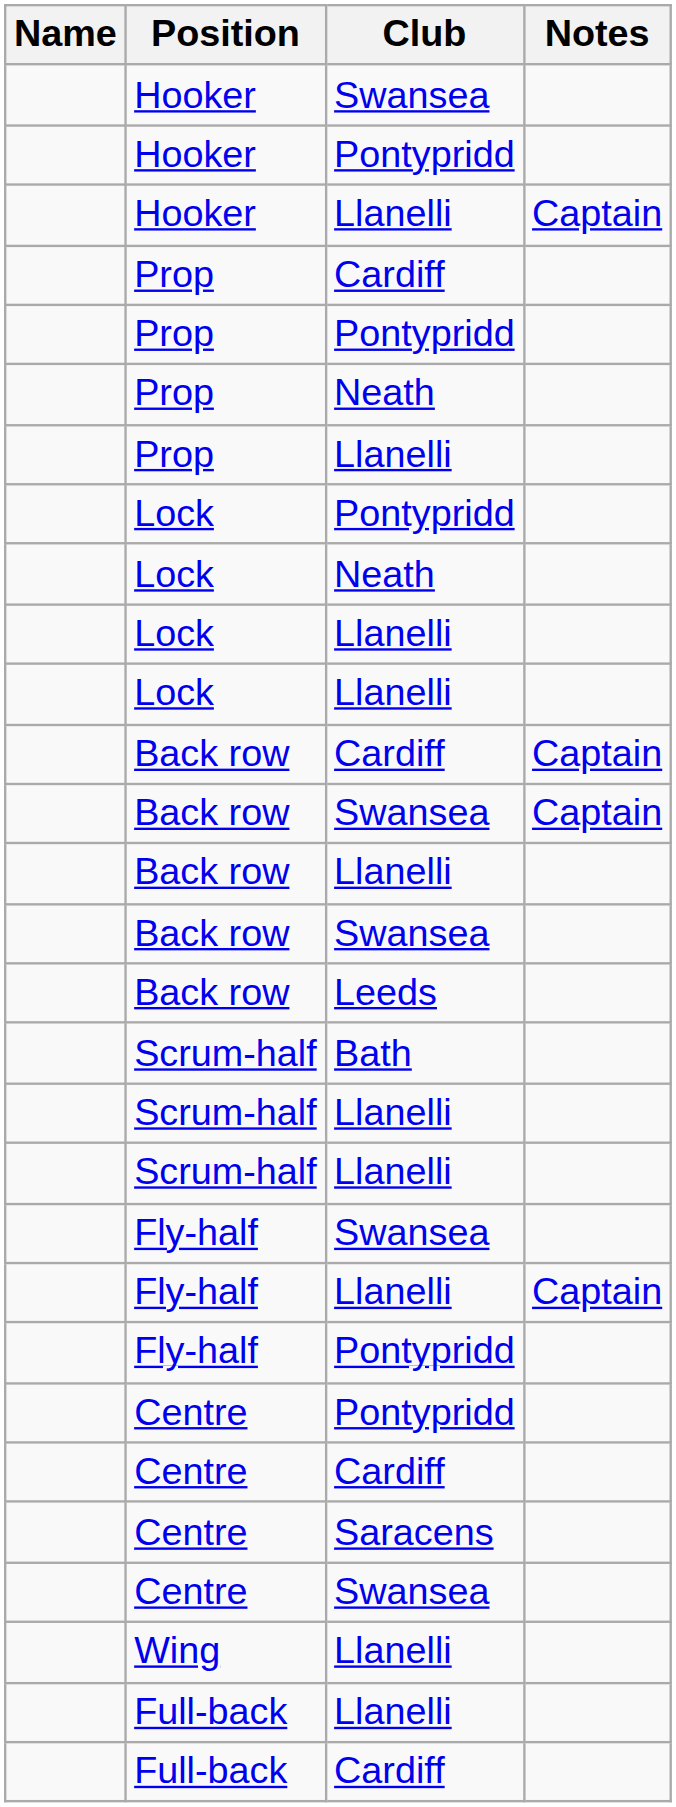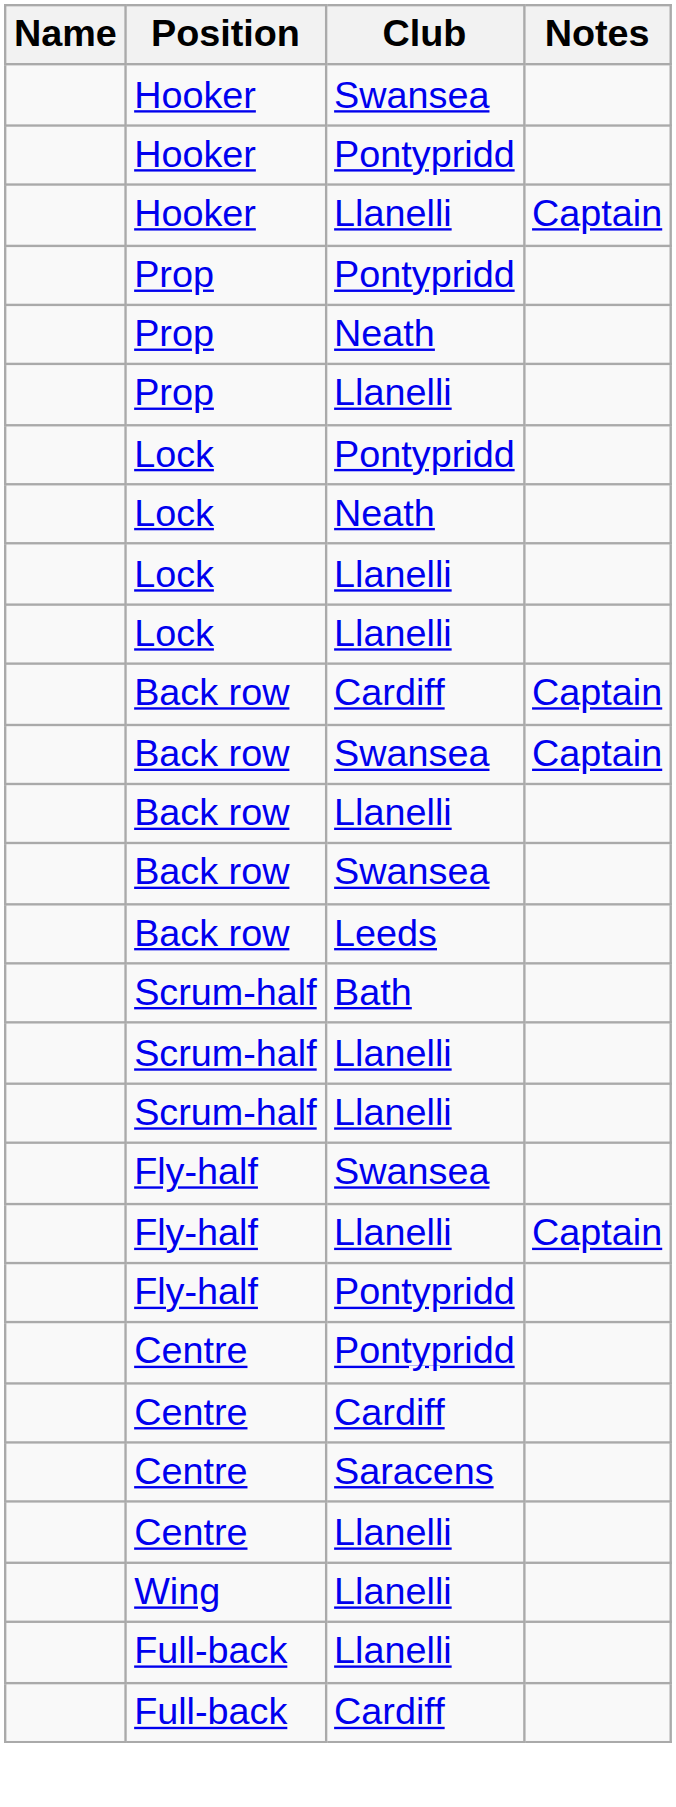- row: (174, 273)
- row: (191, 1591)
+ row: (191, 1531)
